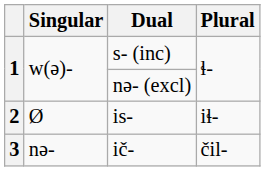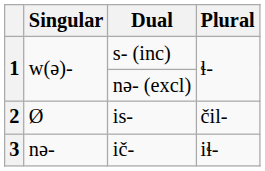(210, 117) iɬ- -> (214, 117) čil-
(214, 149) čil- -> (210, 149) iɬ-
